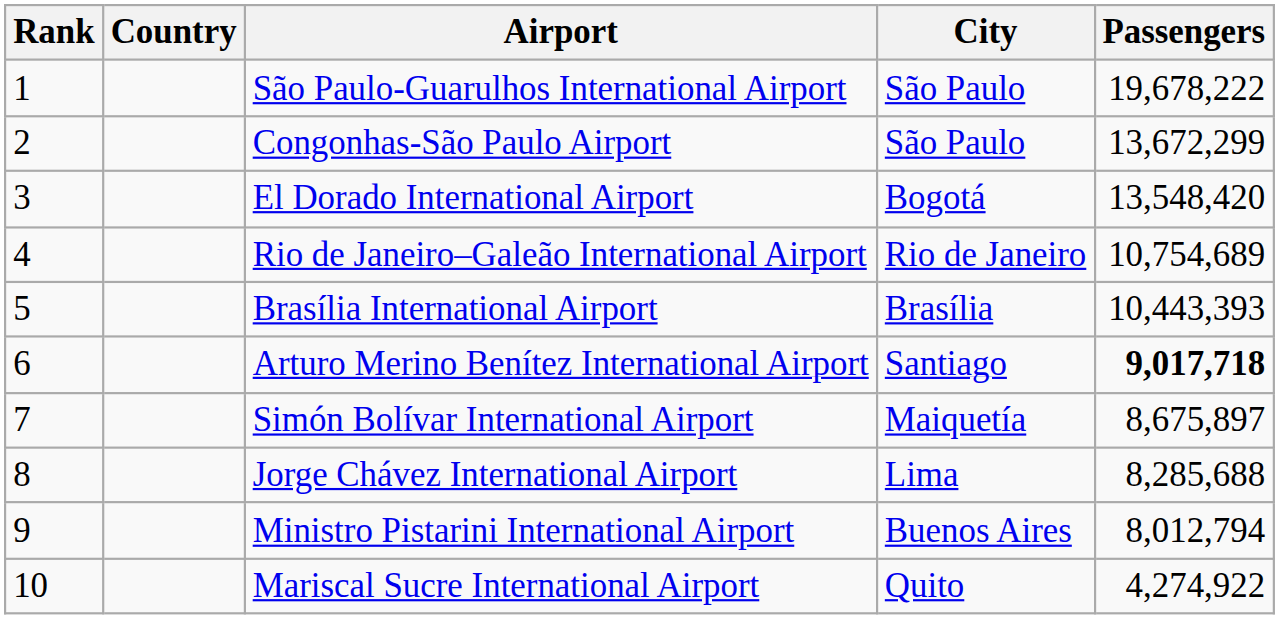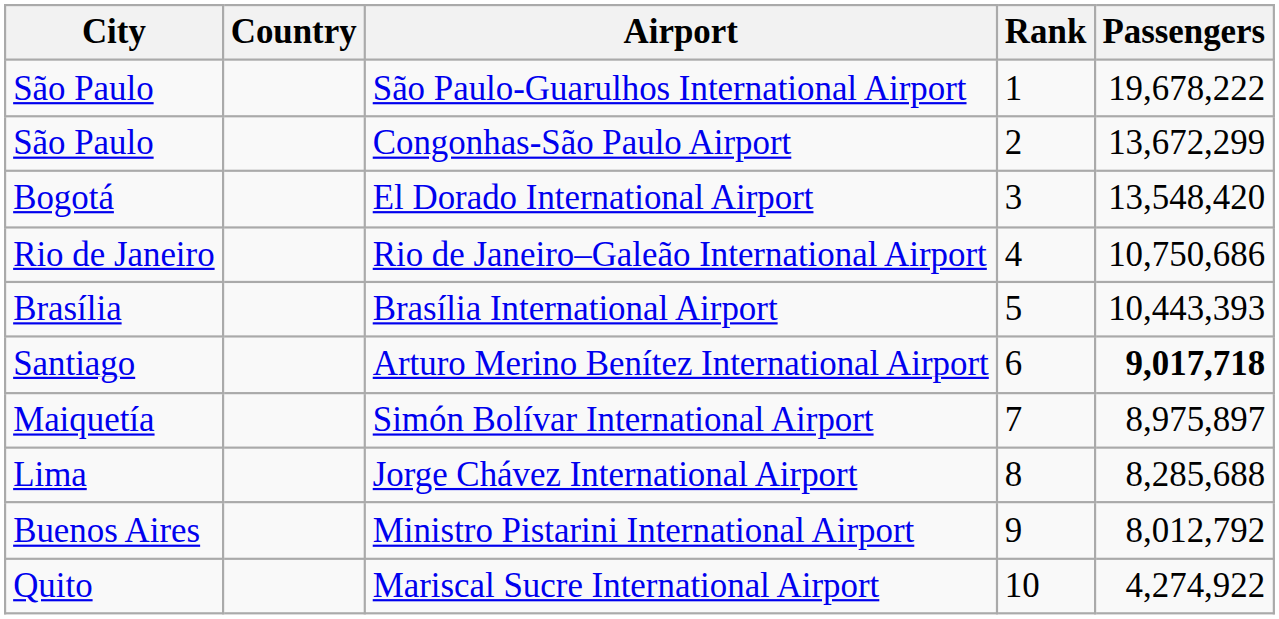columns swapped: (54, 32) <-> (986, 32)
(1187, 253) 10,754,689 -> (1187, 253) 10,750,686
(1195, 419) 8,675,897 -> (1195, 419) 8,975,897
(1195, 530) 8,012,794 -> (1195, 530) 8,012,792
